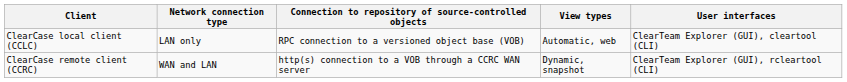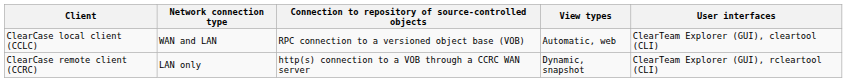(180, 41) LAN only -> (188, 41) WAN and LAN
(188, 65) WAN and LAN -> (180, 65) LAN only
